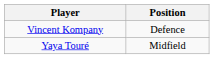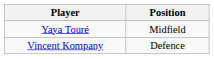rows swapped: (65, 29) <-> (65, 45)
